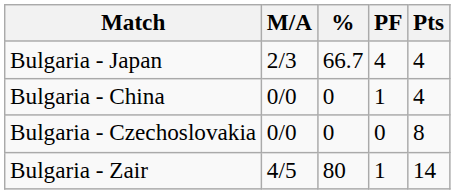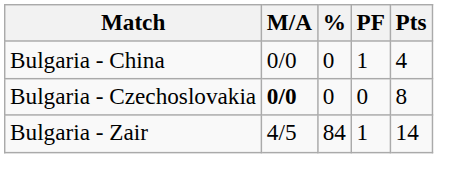- row: (86, 59)
(282, 133) normal -> (282, 96) bold
(334, 170) 80 -> (334, 133) 84
